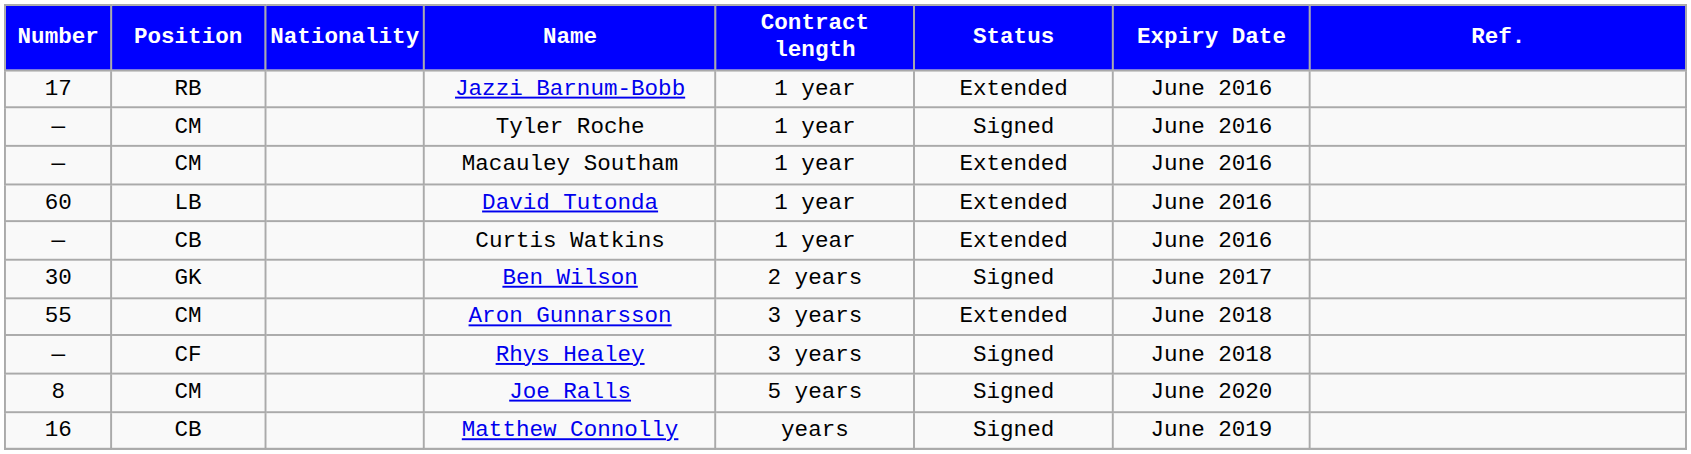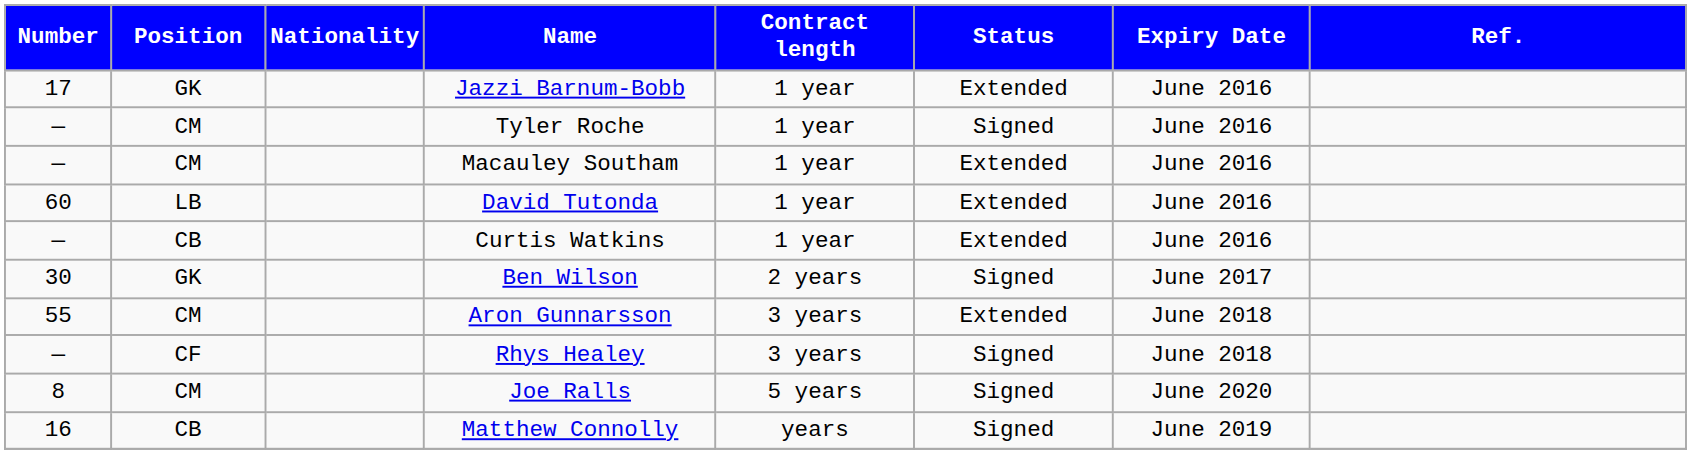(188, 89) RB -> (188, 89) GK
